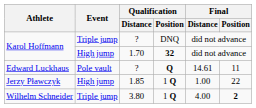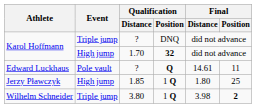(203, 82) 1.00 -> (203, 82) 1.80
(236, 82) 22 -> (236, 82) 25
(203, 96) 4.00 -> (203, 96) 3.98
